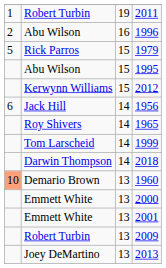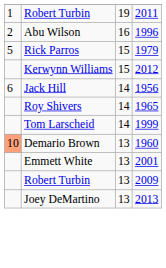- row: (147, 69)
- row: (147, 161)
- row: (147, 198)
